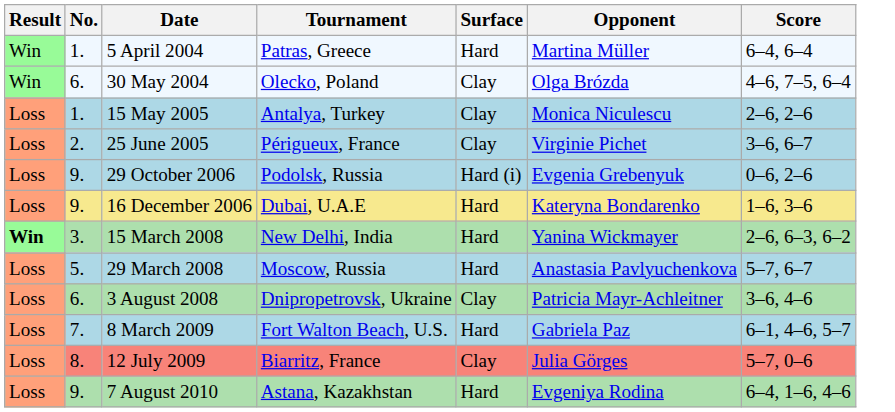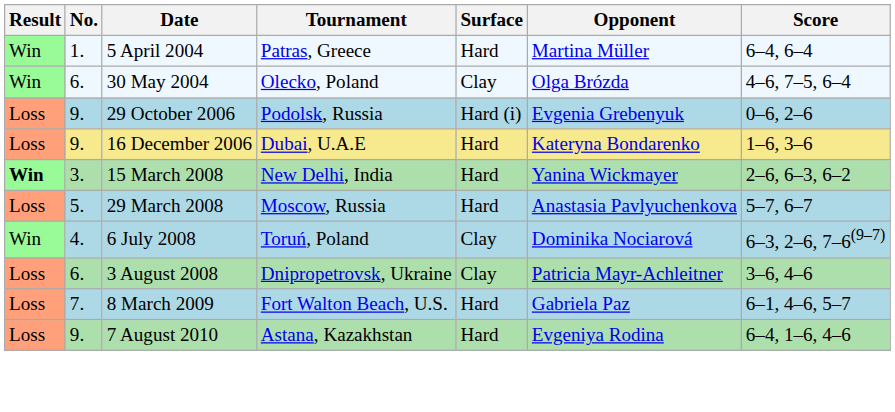- row: (158, 112)
- row: (158, 143)
+ row: (151, 238)
- row: (156, 360)
